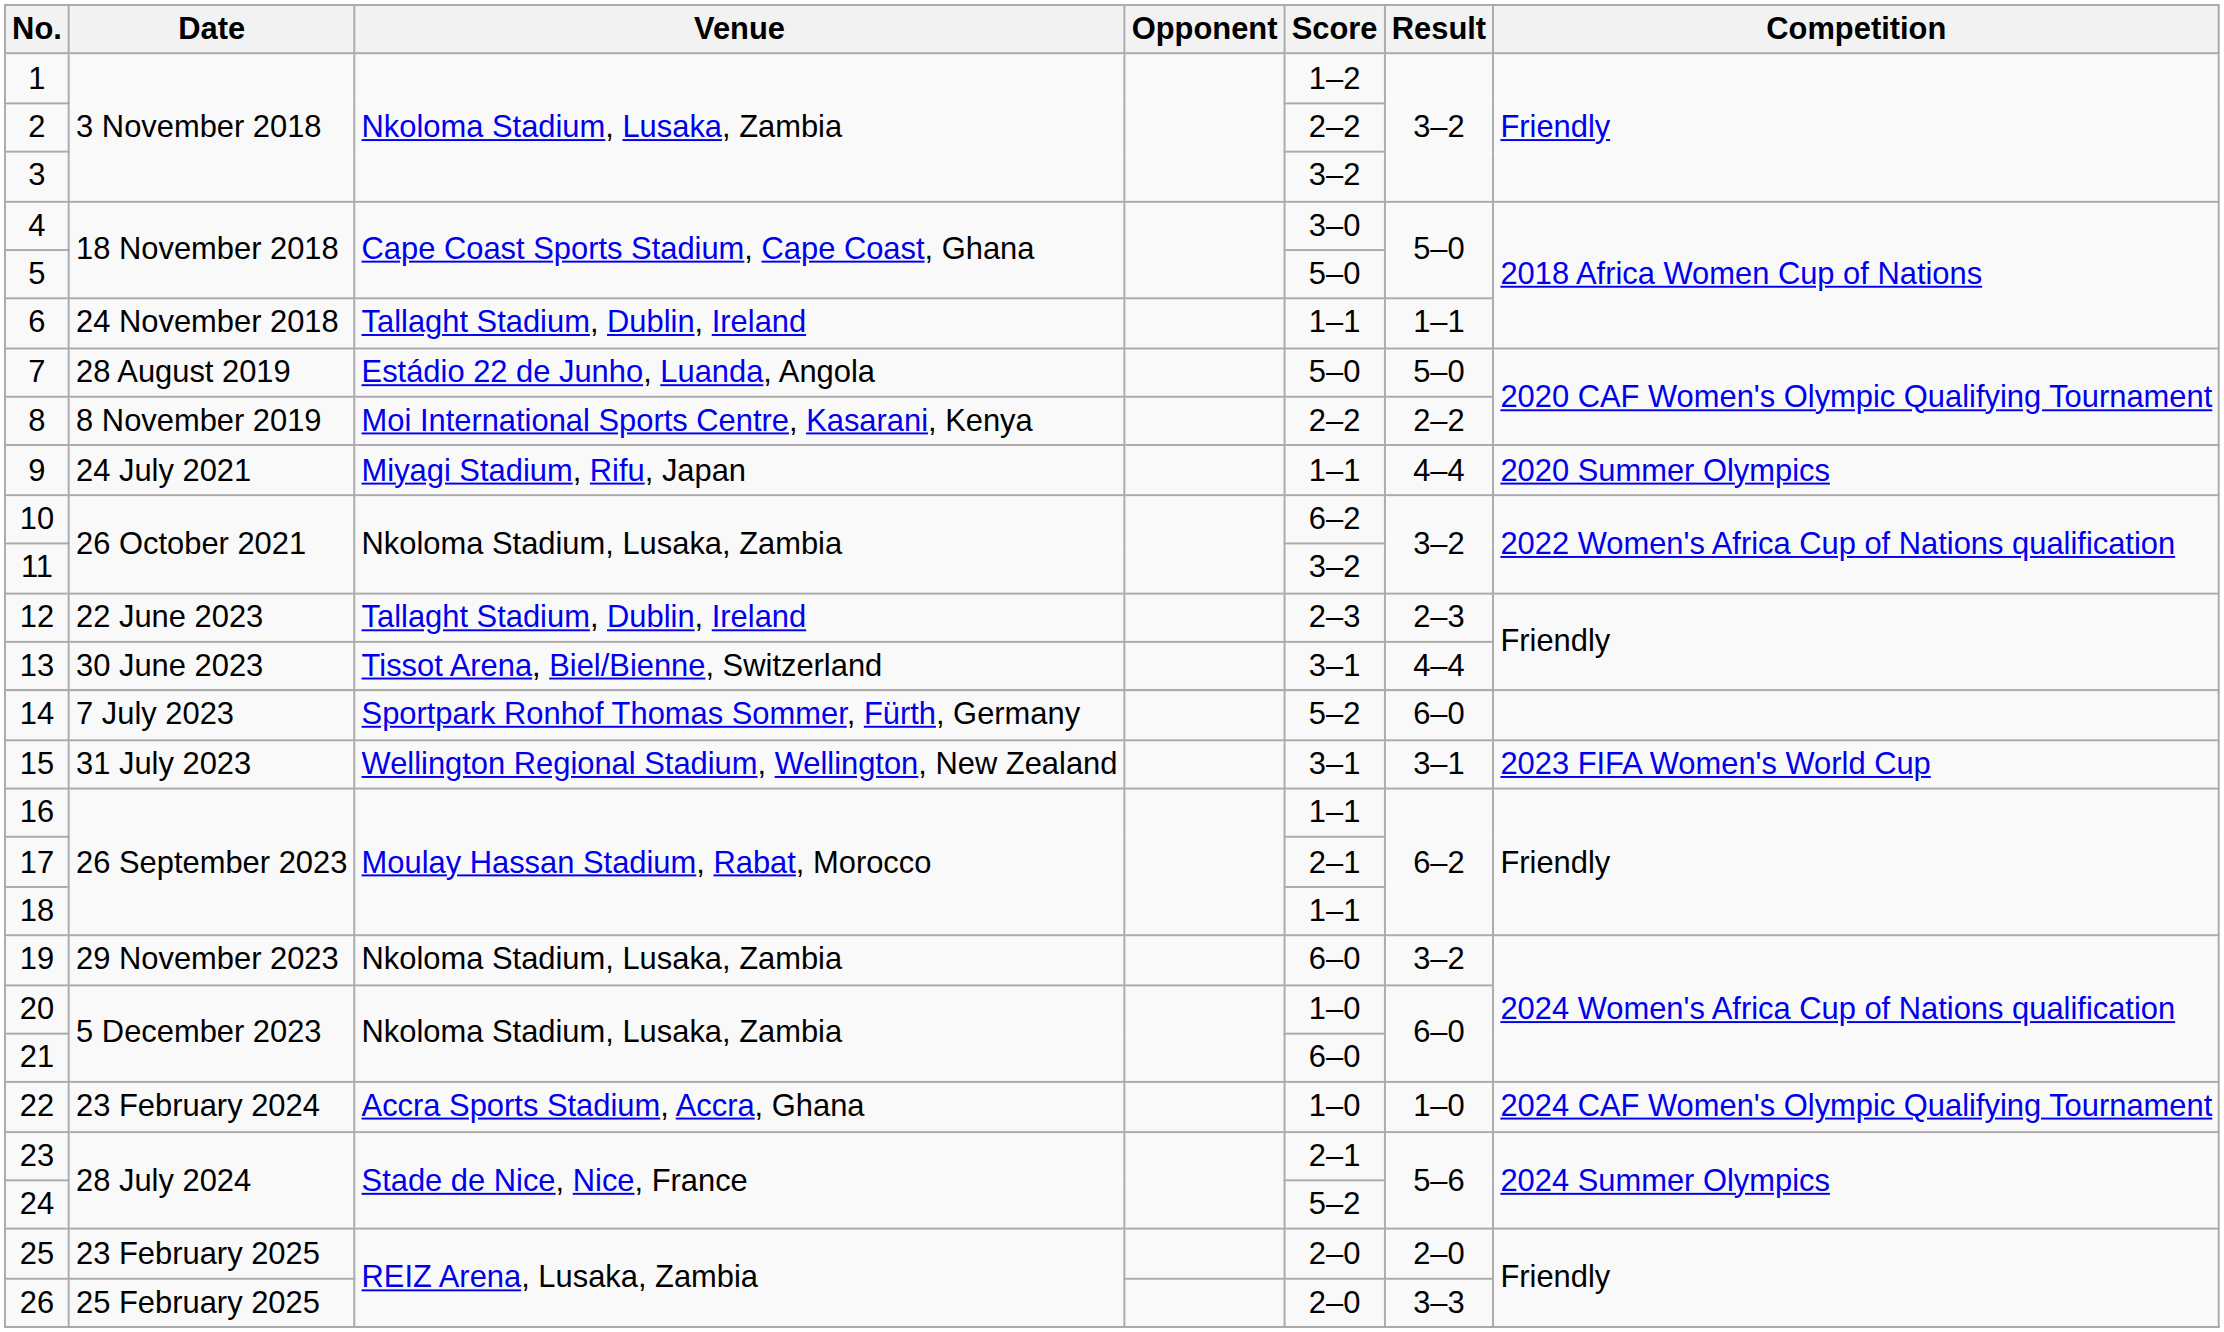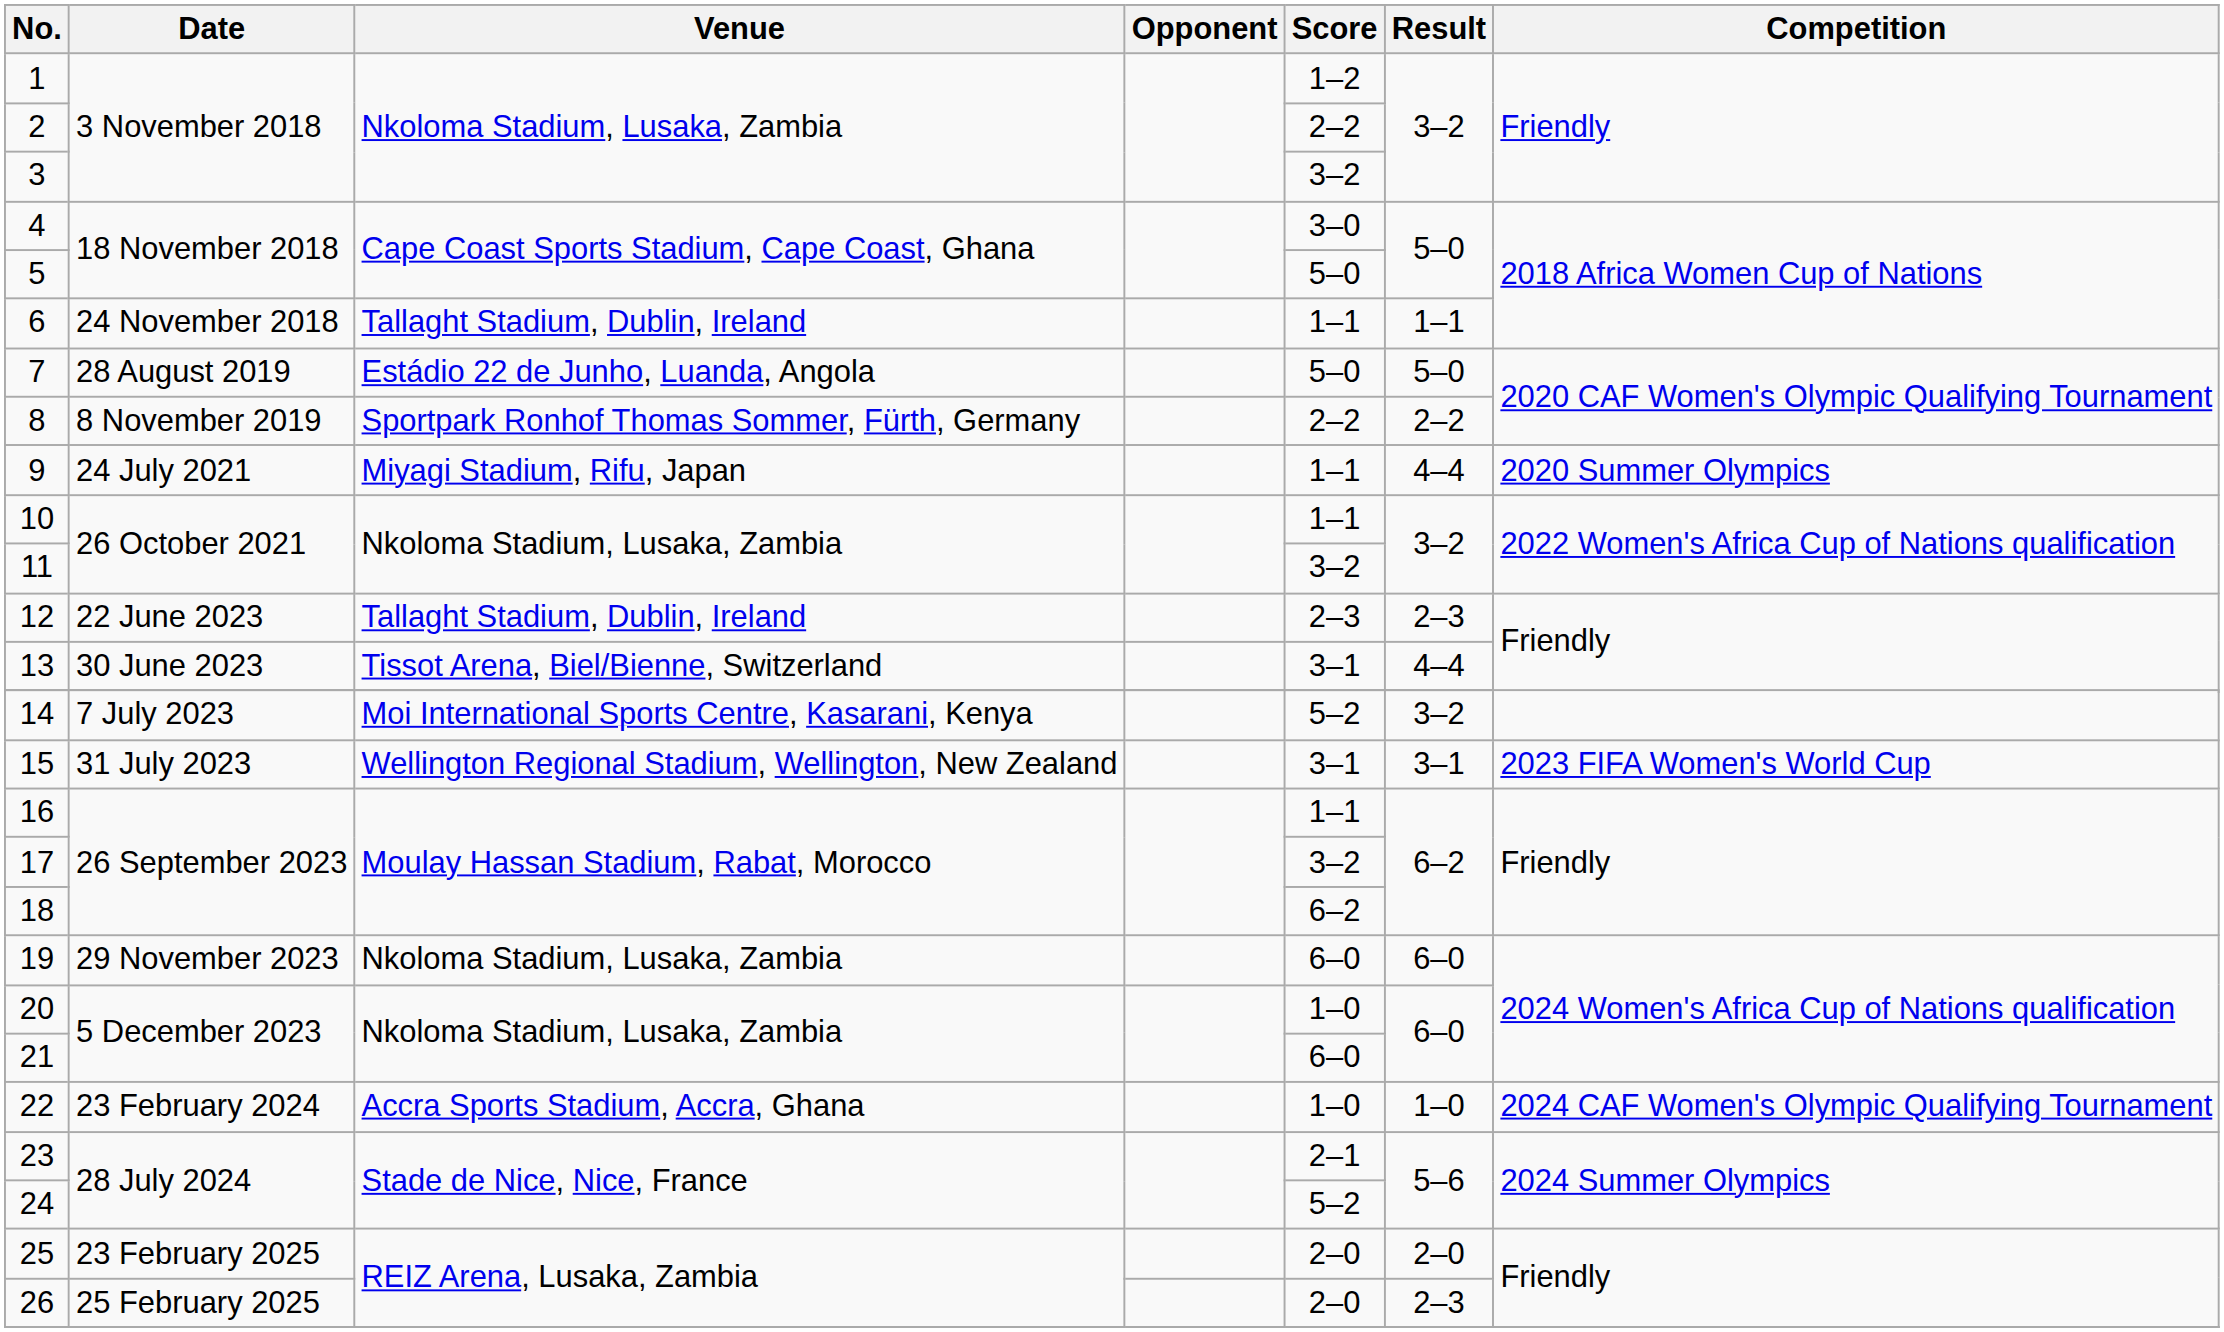(697, 420) Moi International Sports Centre, Kasarani, Kenya -> (721, 420) Sportpark Ronhof Thomas Sommer, Fürth, Germany
(1335, 518) 6–2 -> (1335, 518) 1–1
(721, 714) Sportpark Ronhof Thomas Sommer, Fürth, Germany -> (697, 714) Moi International Sports Centre, Kasarani, Kenya
(1439, 714) 6–0 -> (1439, 714) 3–2
(1335, 861) 2–1 -> (1335, 861) 3–2
(1335, 910) 1–1 -> (1335, 910) 6–2
(1439, 959) 3–2 -> (1439, 959) 6–0
(1439, 1302) 3–3 -> (1439, 1302) 2–3
